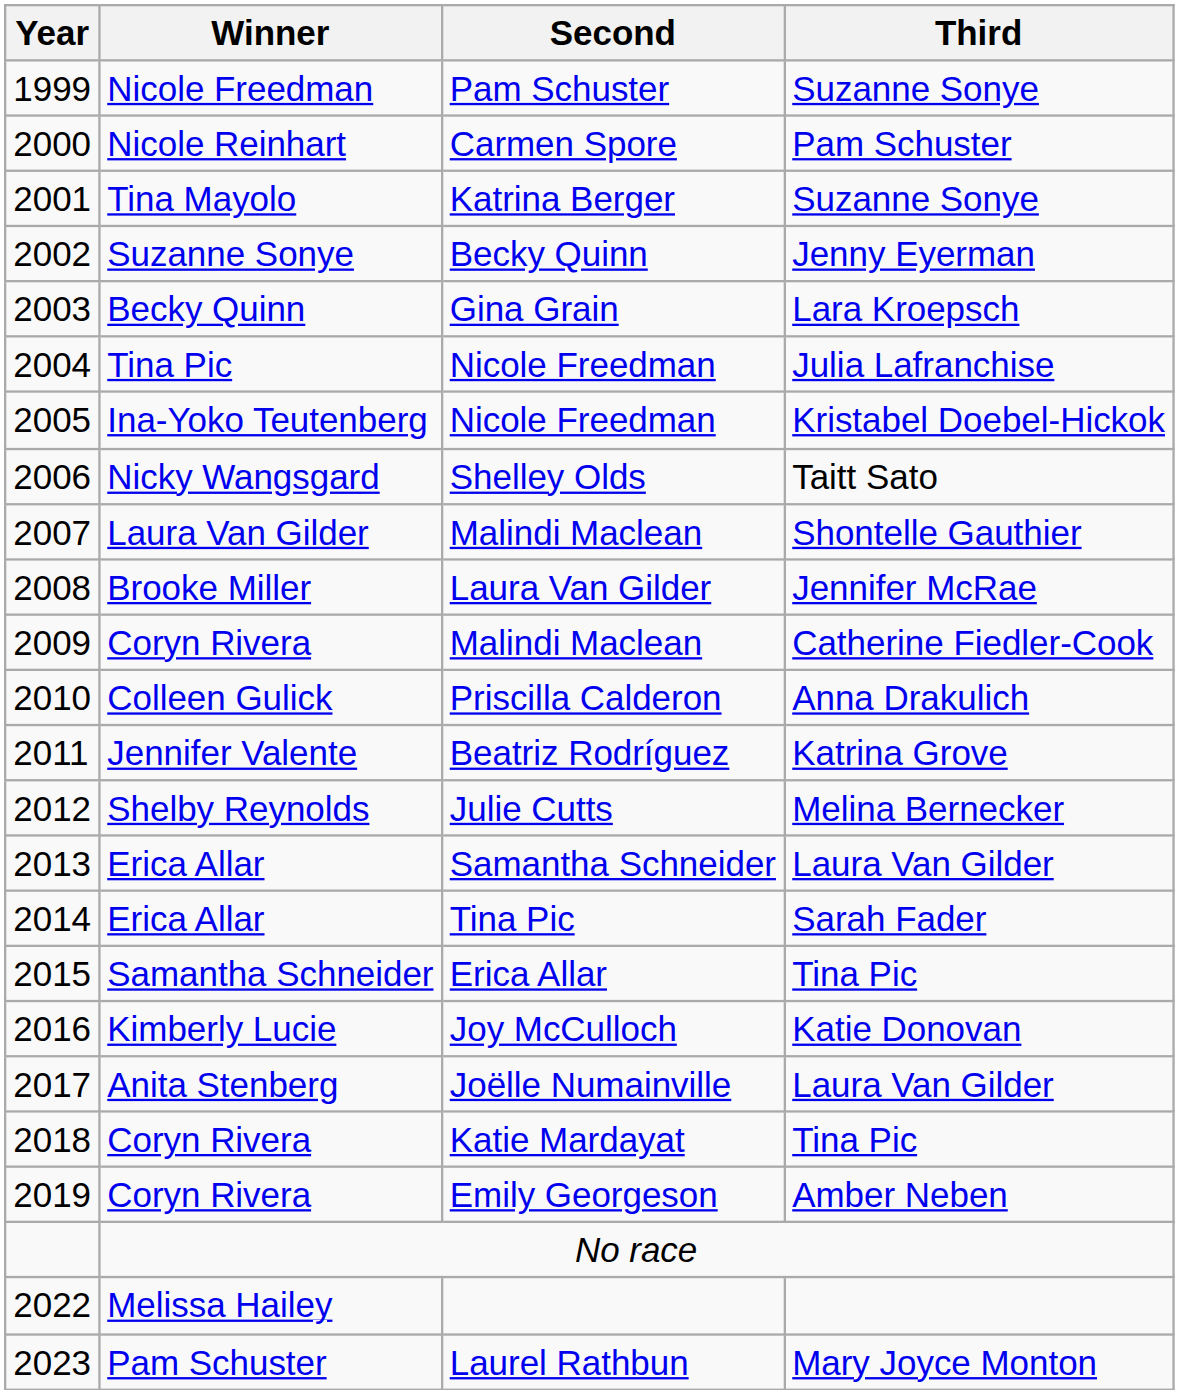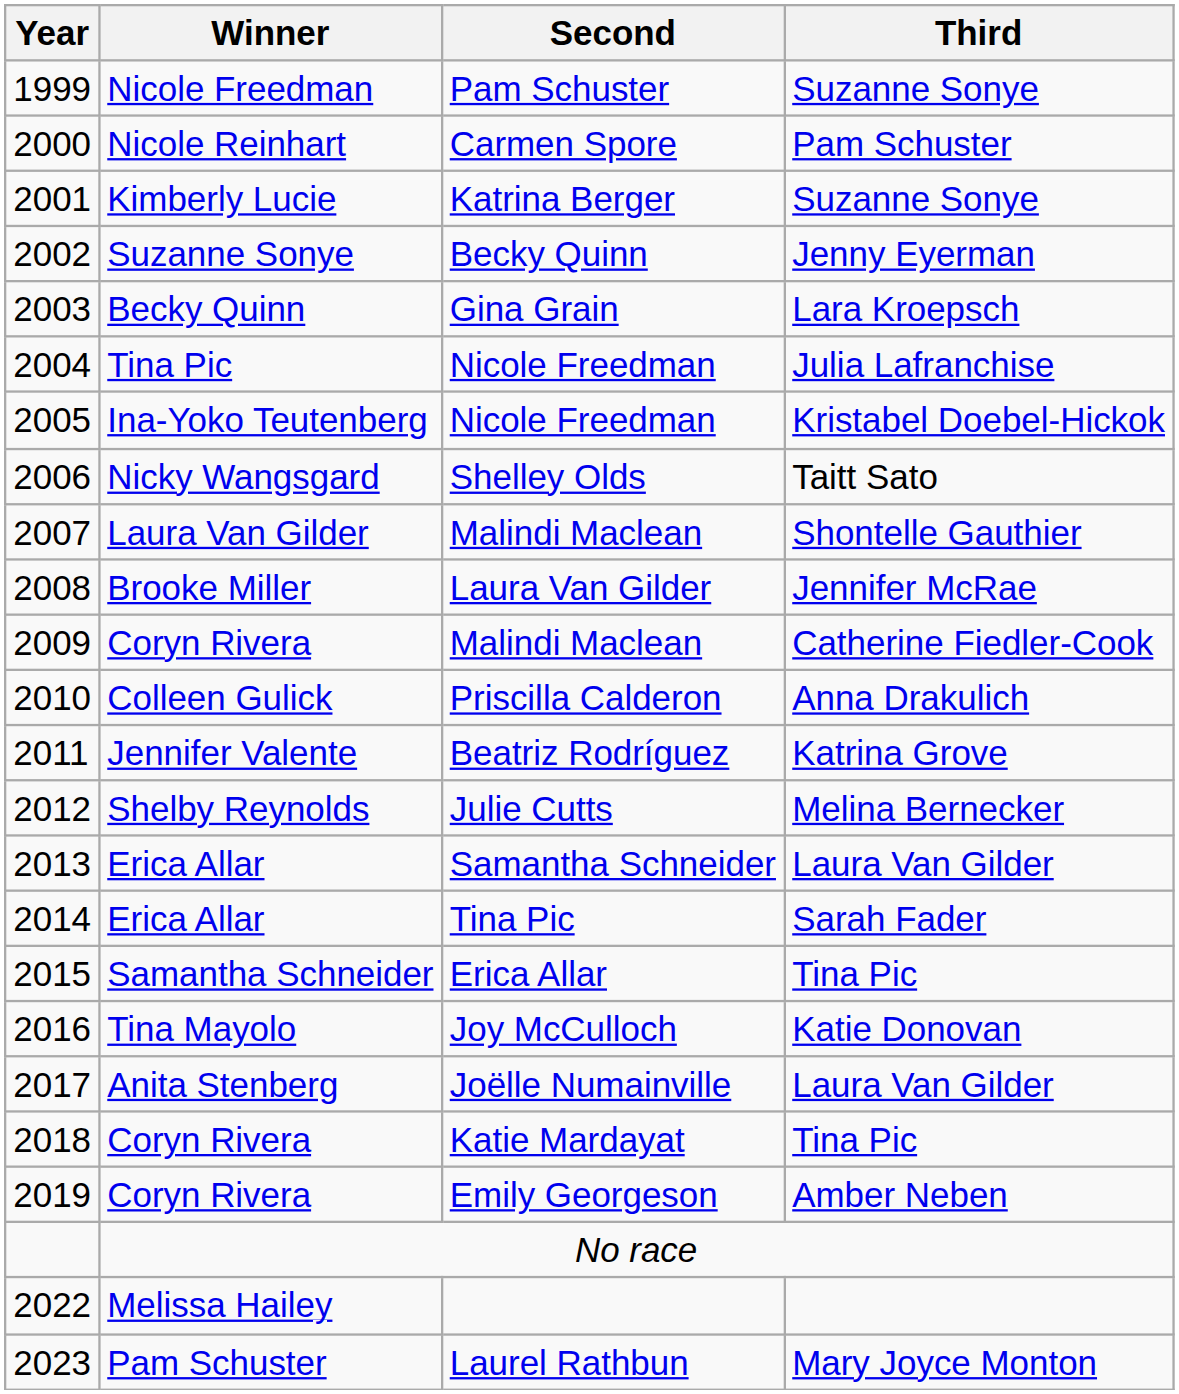(202, 199) Tina Mayolo -> (222, 199) Kimberly Lucie
(222, 1029) Kimberly Lucie -> (202, 1029) Tina Mayolo
